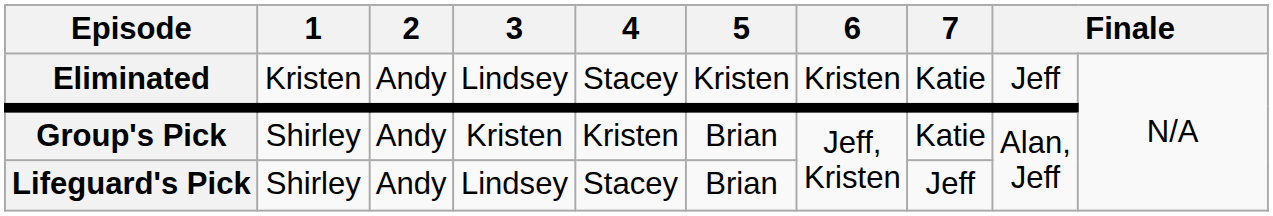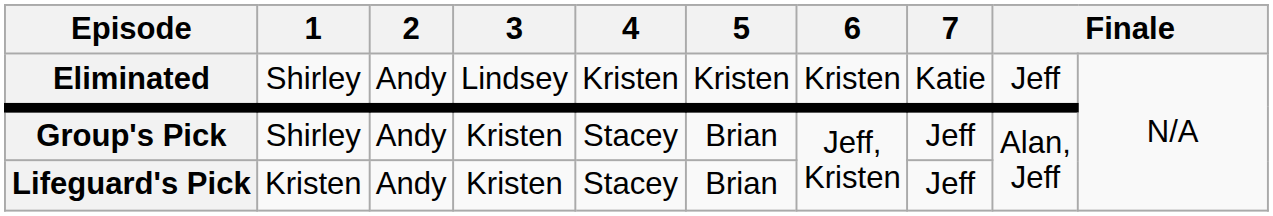(313, 78) Kristen -> (313, 78) Shirley
(631, 78) Stacey -> (631, 78) Kristen
(631, 135) Kristen -> (631, 135) Stacey
(950, 135) Katie -> (950, 135) Jeff
(313, 184) Shirley -> (313, 184) Kristen
(514, 184) Lindsey -> (514, 184) Kristen
